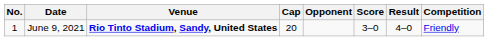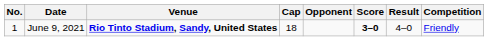(291, 28) 20 -> (291, 28) 18
(370, 28) normal -> (370, 28) bold
